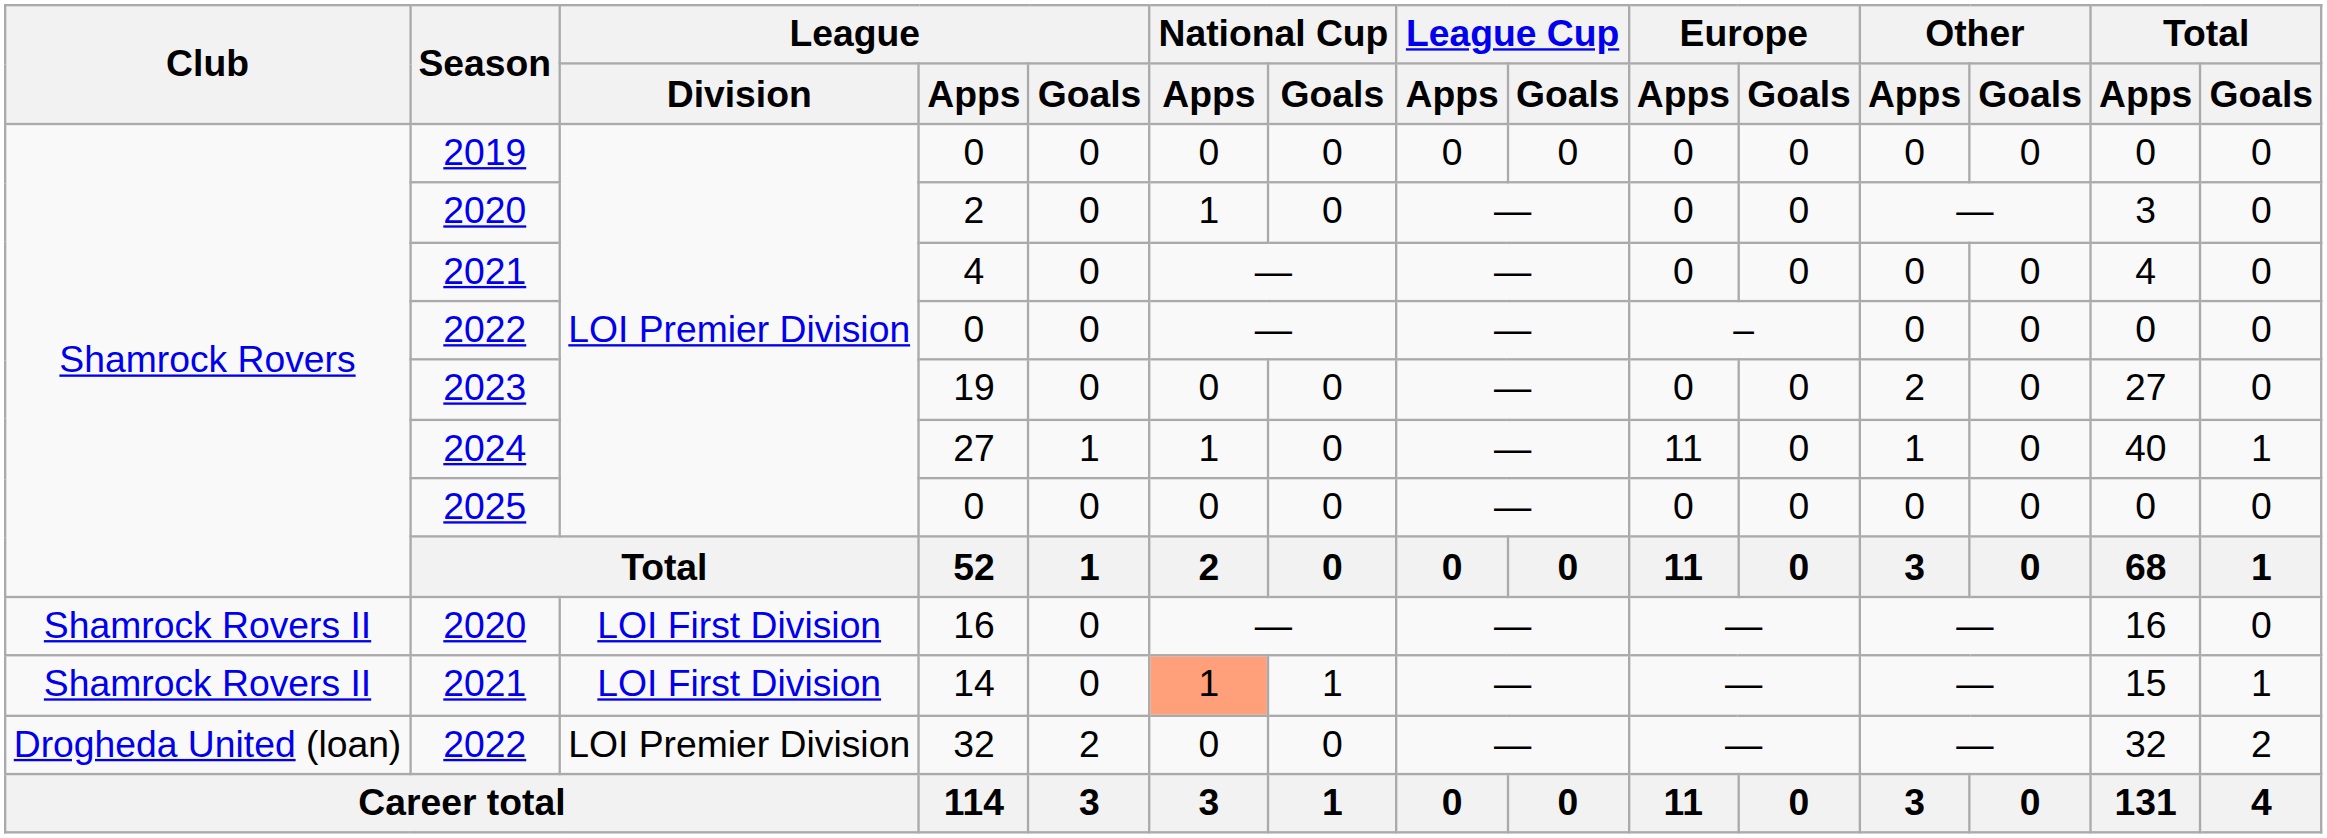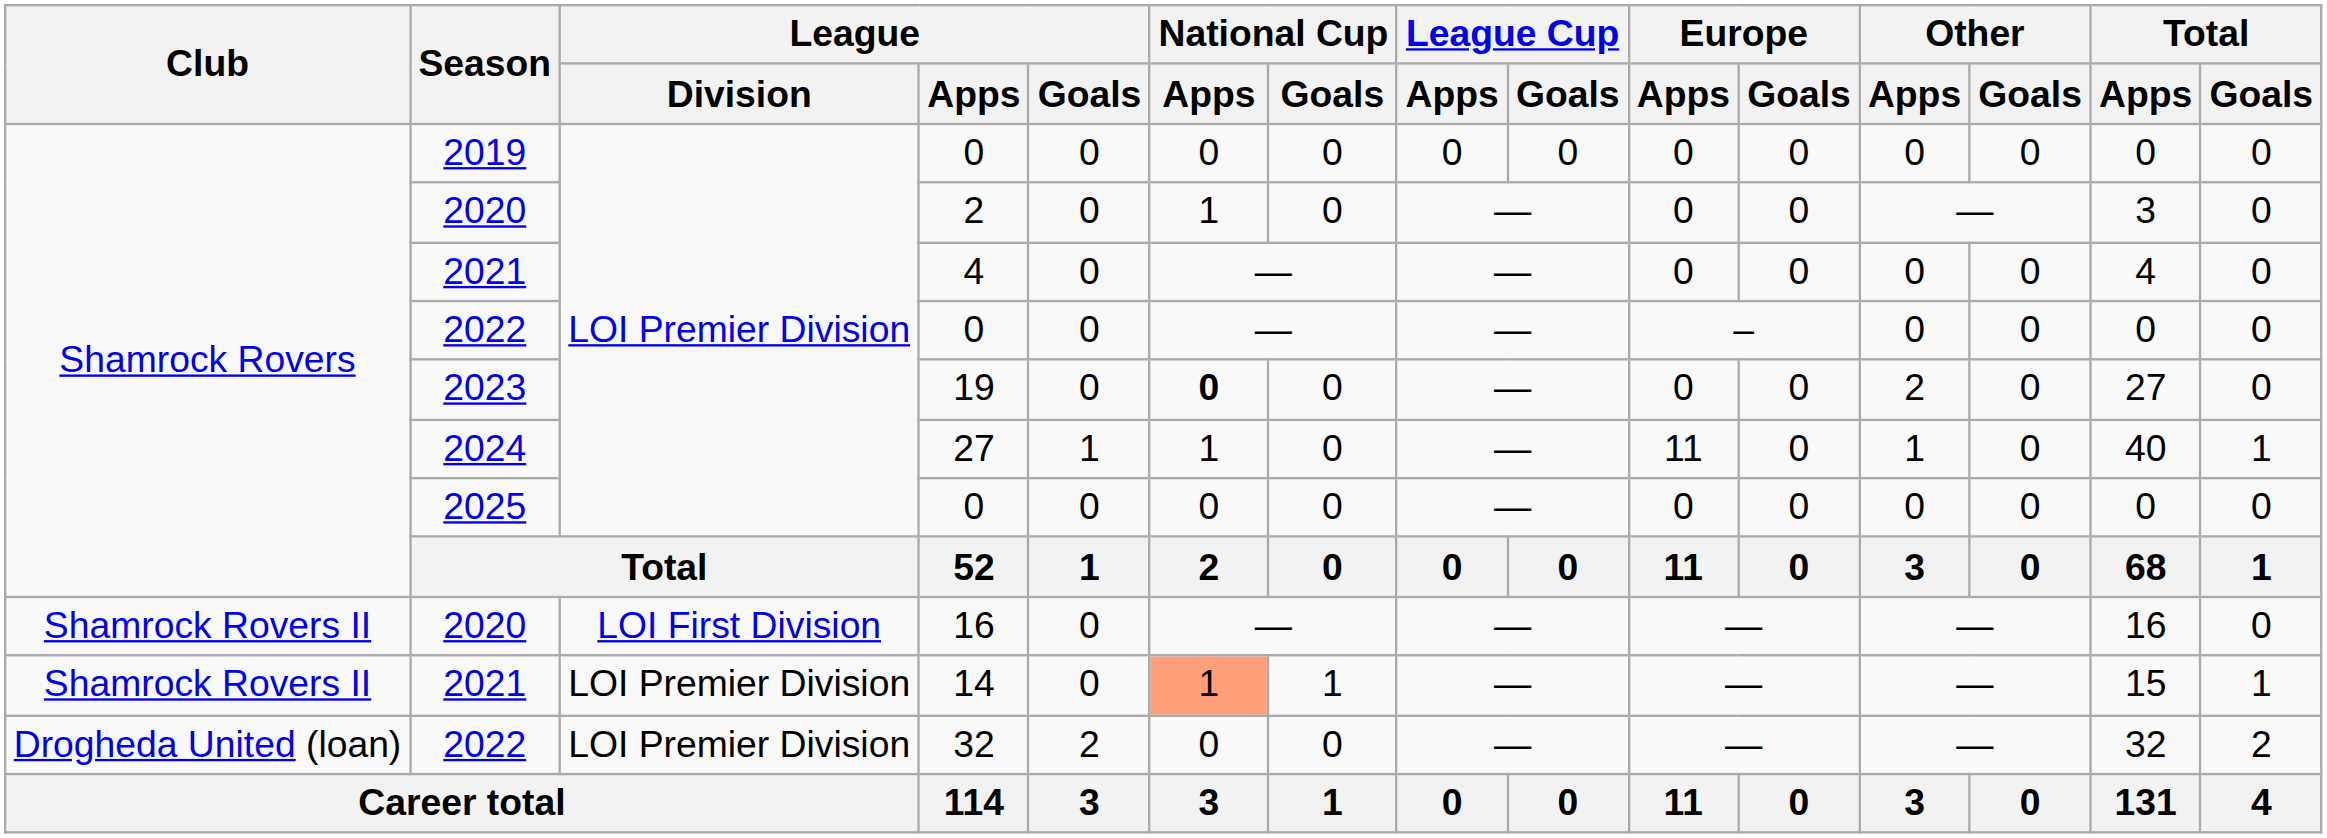(1209, 388) normal -> (1209, 388) bold
(739, 684) LOI First Division -> (739, 684) LOI Premier Division
